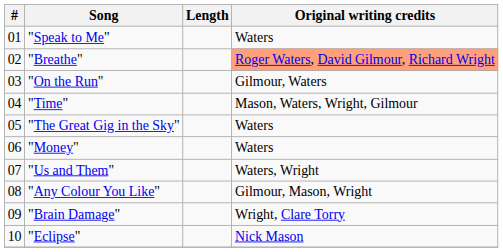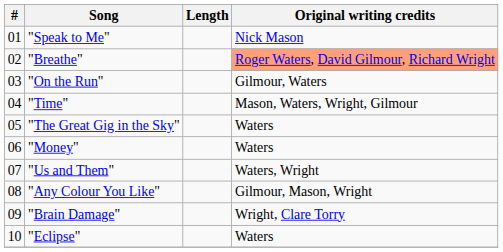(254, 37) Waters -> (269, 37) Nick Mason
(269, 236) Nick Mason -> (254, 236) Waters
